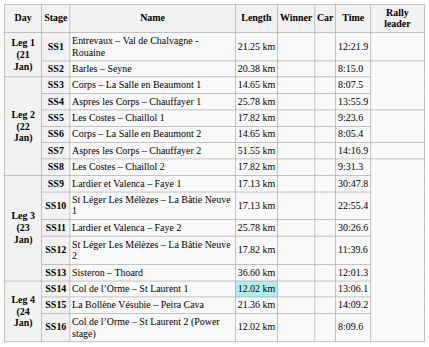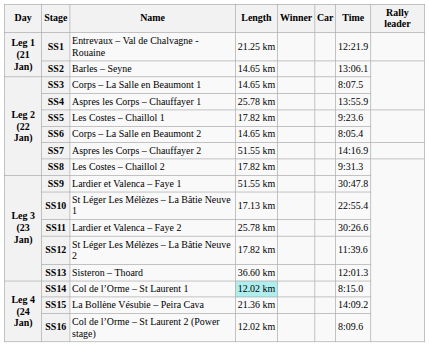(256, 69) 20.38 km -> (256, 69) 14.65 km
(351, 69) 8:15.0 -> (353, 69) 13:06.1
(256, 184) 17.13 km -> (256, 184) 51.55 km
(353, 289) 13:06.1 -> (351, 289) 8:15.0
